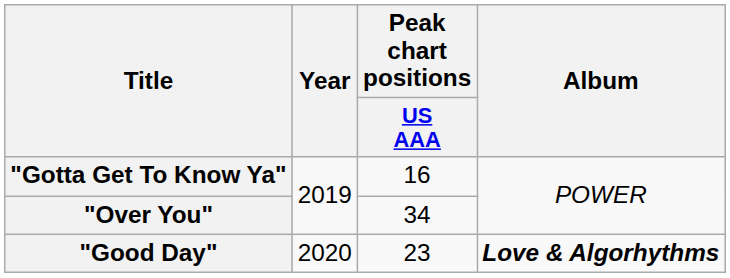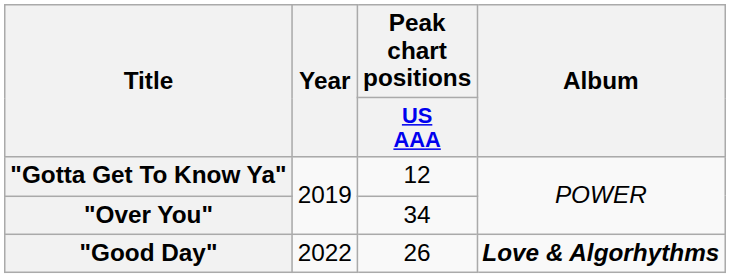(417, 175) 16 -> (417, 175) 12
(325, 253) 2020 -> (325, 253) 2022
(417, 253) 23 -> (417, 253) 26
